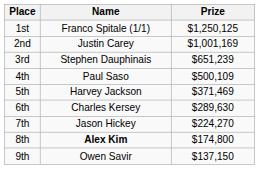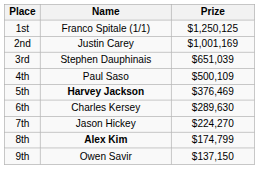(213, 60) $651,239 -> (213, 60) $651,039
(106, 92) normal -> (106, 92) bold
(213, 92) $371,469 -> (213, 92) $376,469
(213, 140) $174,800 -> (213, 140) $174,799
